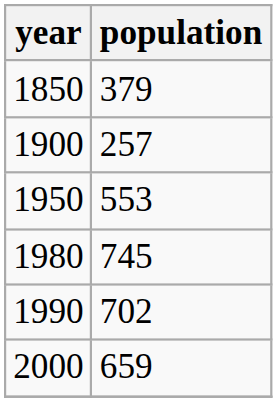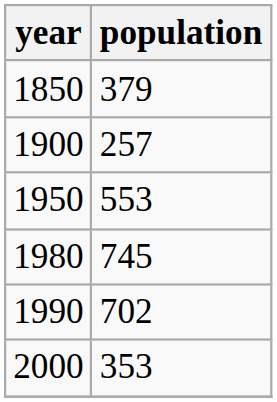(126, 367) 659 -> (126, 367) 353
